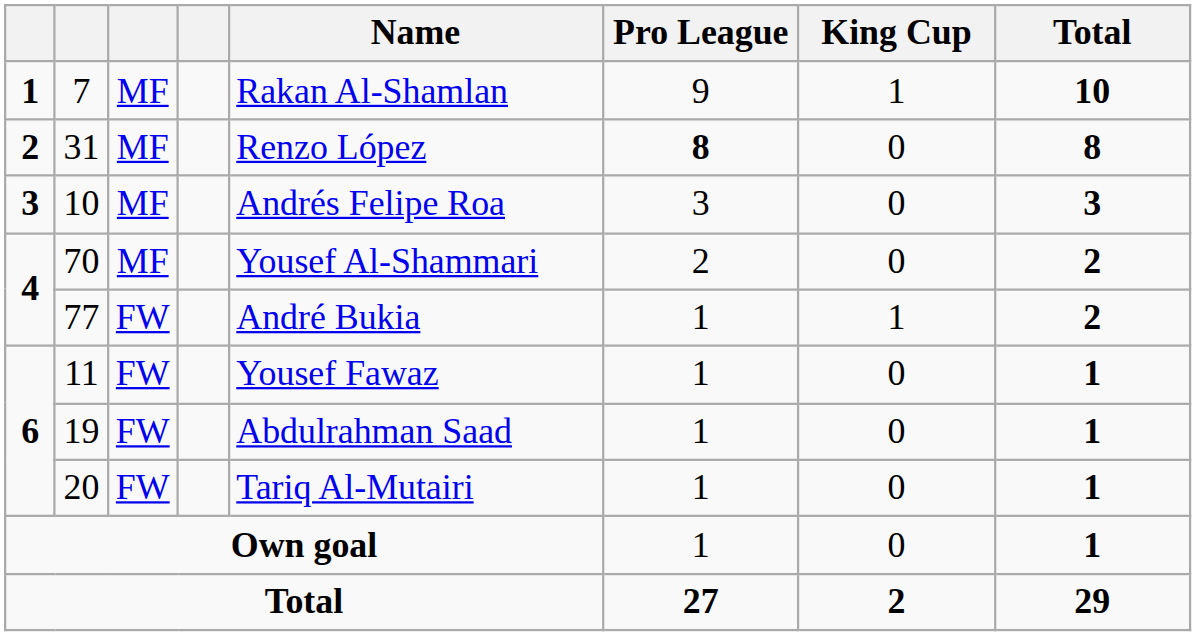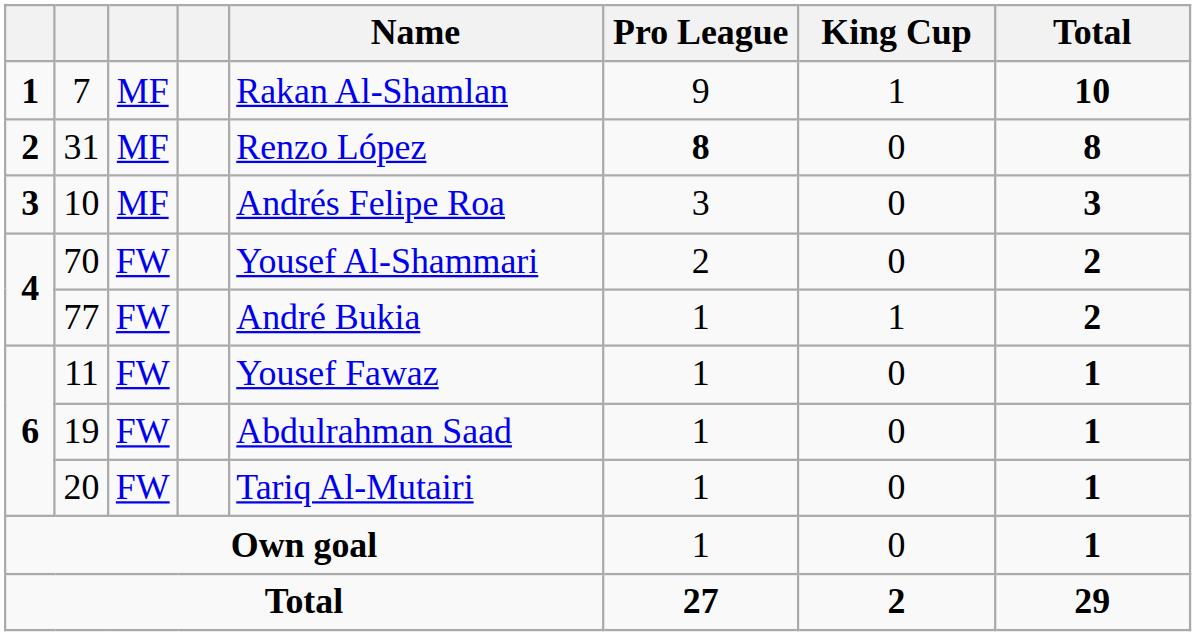(143, 260) MF -> (143, 260) FW
